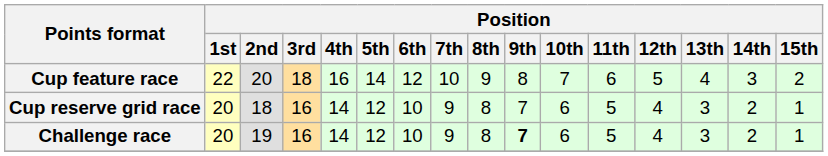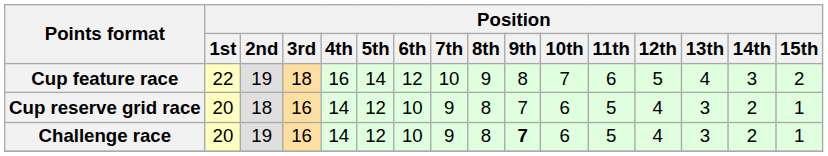(262, 78) 20 -> (262, 78) 19
